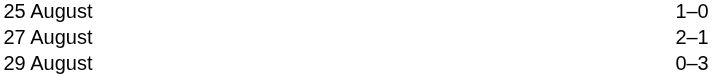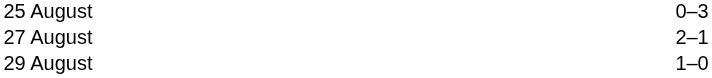(692, 11) 1–0 -> (692, 11) 0–3
(692, 63) 0–3 -> (692, 63) 1–0
